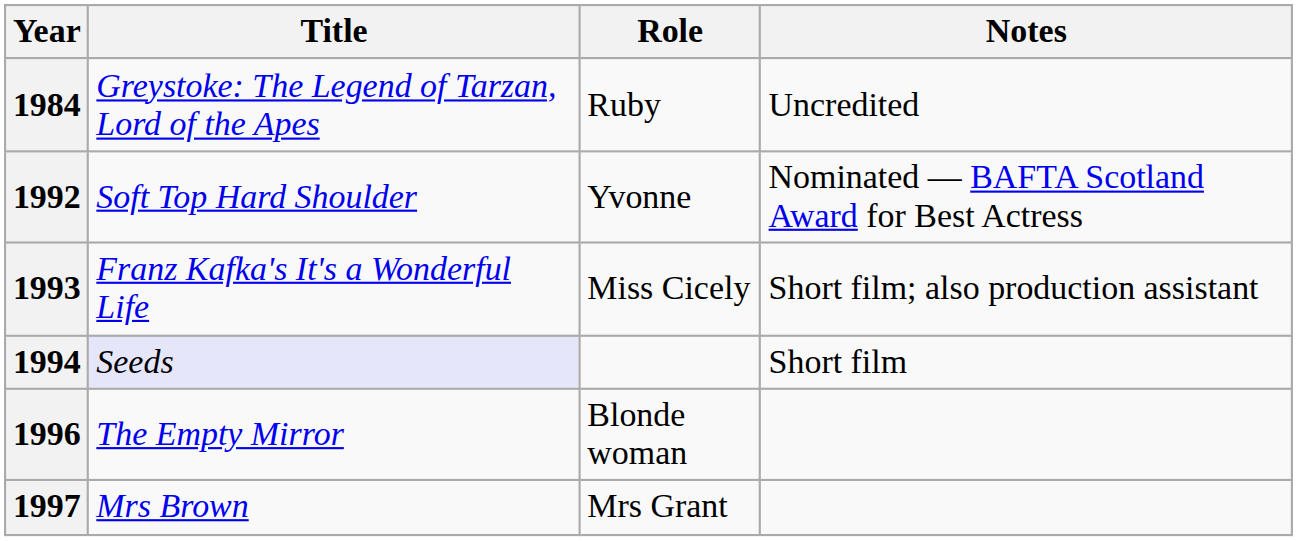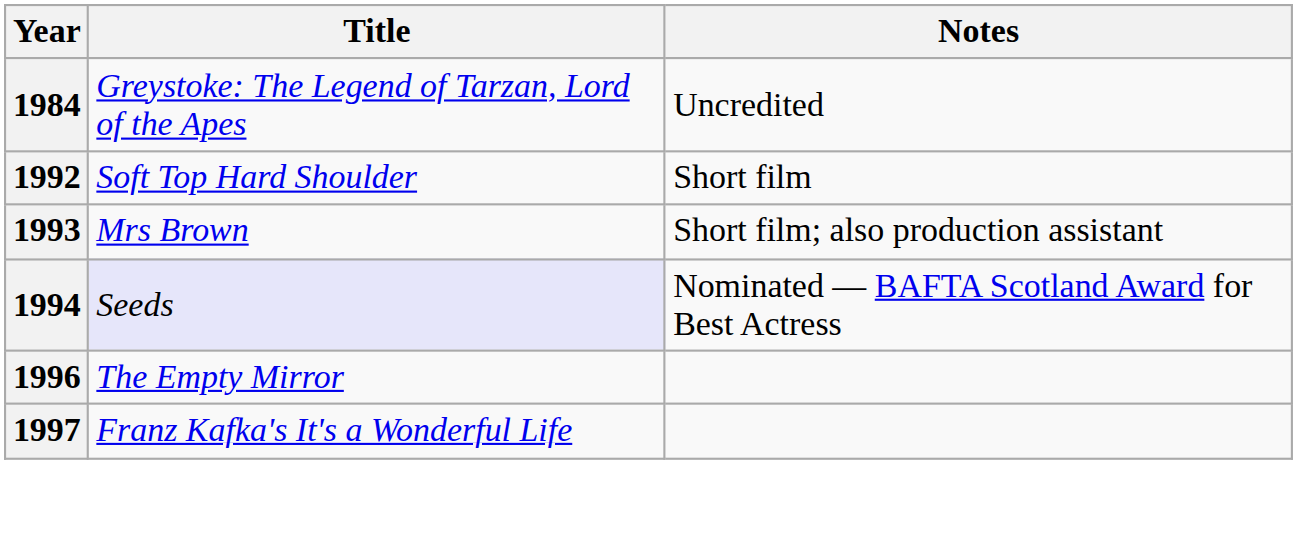- column: (670, 31)
(986, 196) Nominated — BAFTA Scotland Award for Best Actress -> (742, 177) Short film
(304, 288) Franz Kafka's It's a Wonderful Life -> (173, 230) Mrs Brown
(838, 361) Short film -> (963, 303) Nominated — BAFTA Scotland Award for Best Actress
(173, 506) Mrs Brown -> (334, 430) Franz Kafka's It's a Wonderful Life
